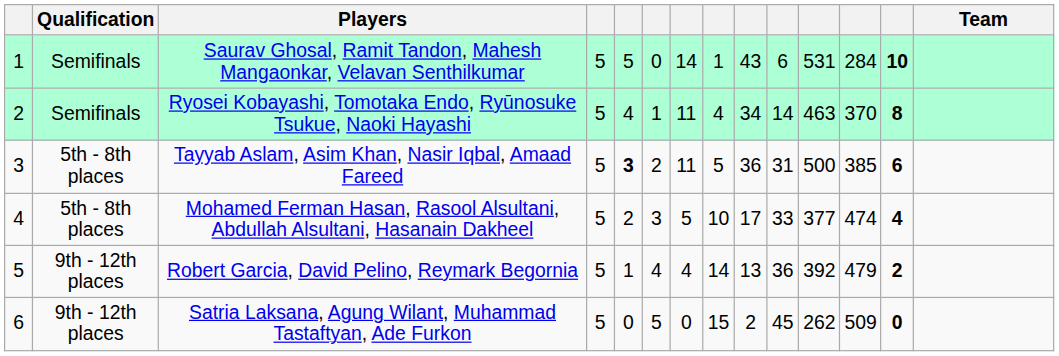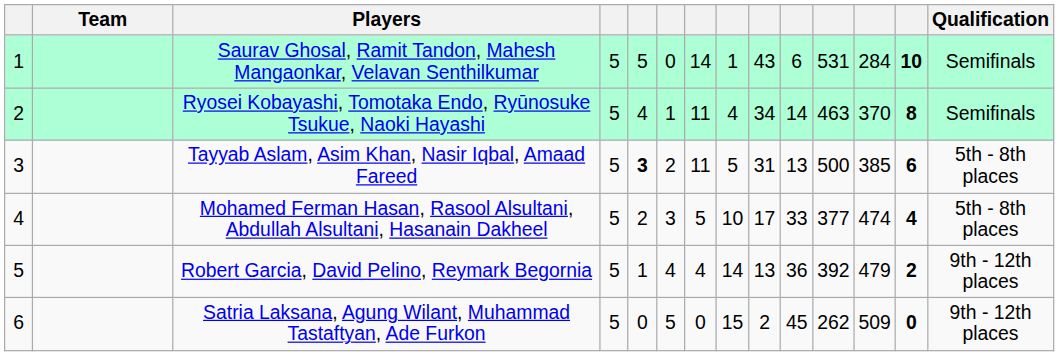columns swapped: (983, 19) <-> (96, 19)
(751, 166) 36 -> (765, 166) 31
(783, 166) 31 -> (797, 166) 13
